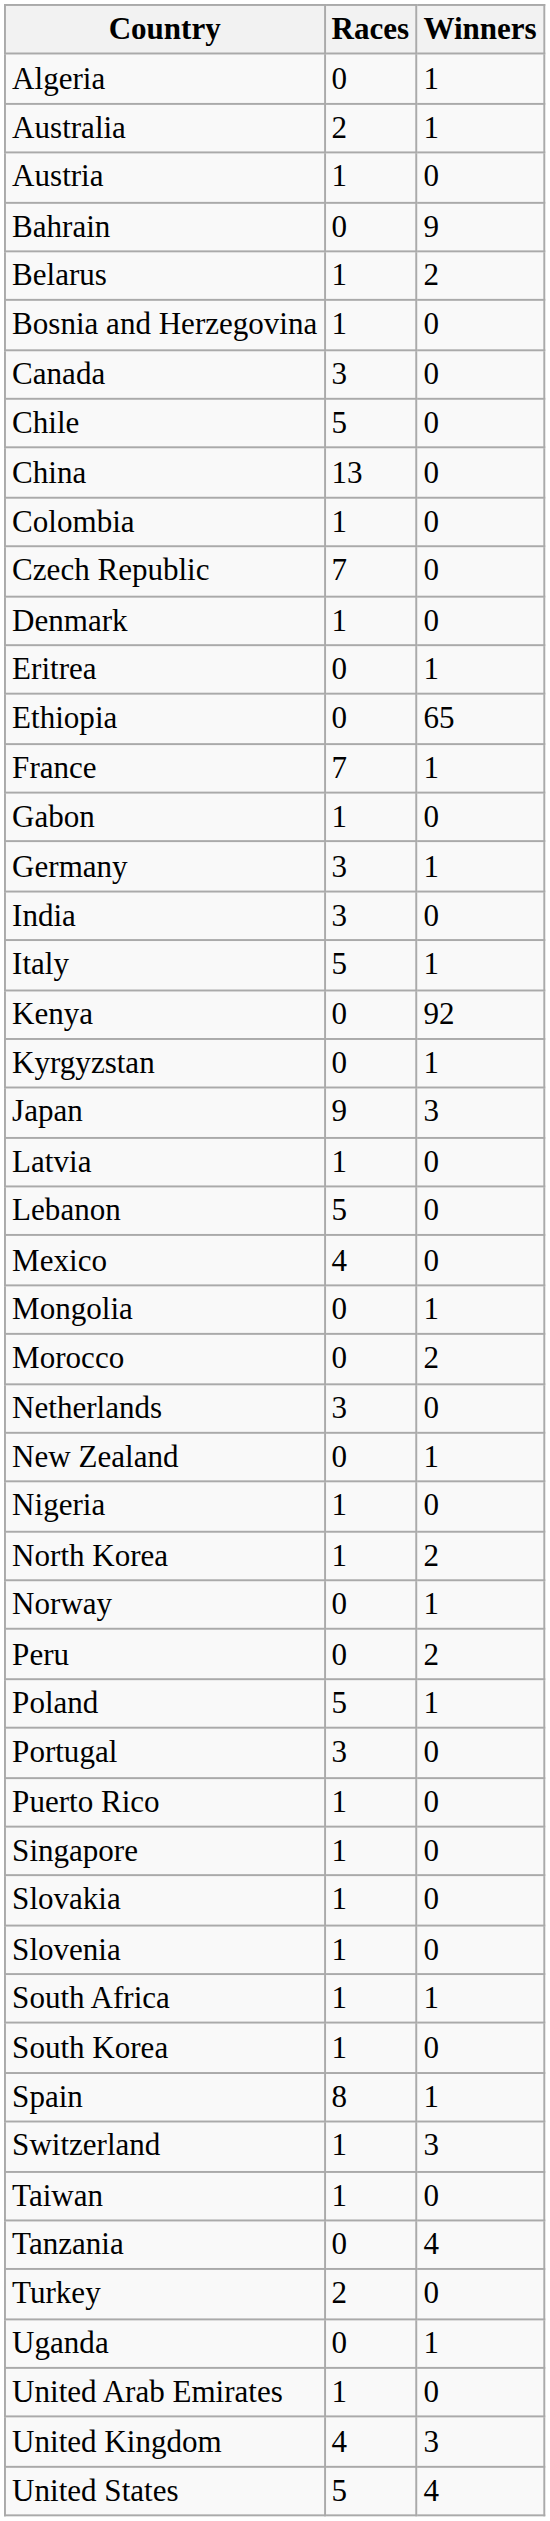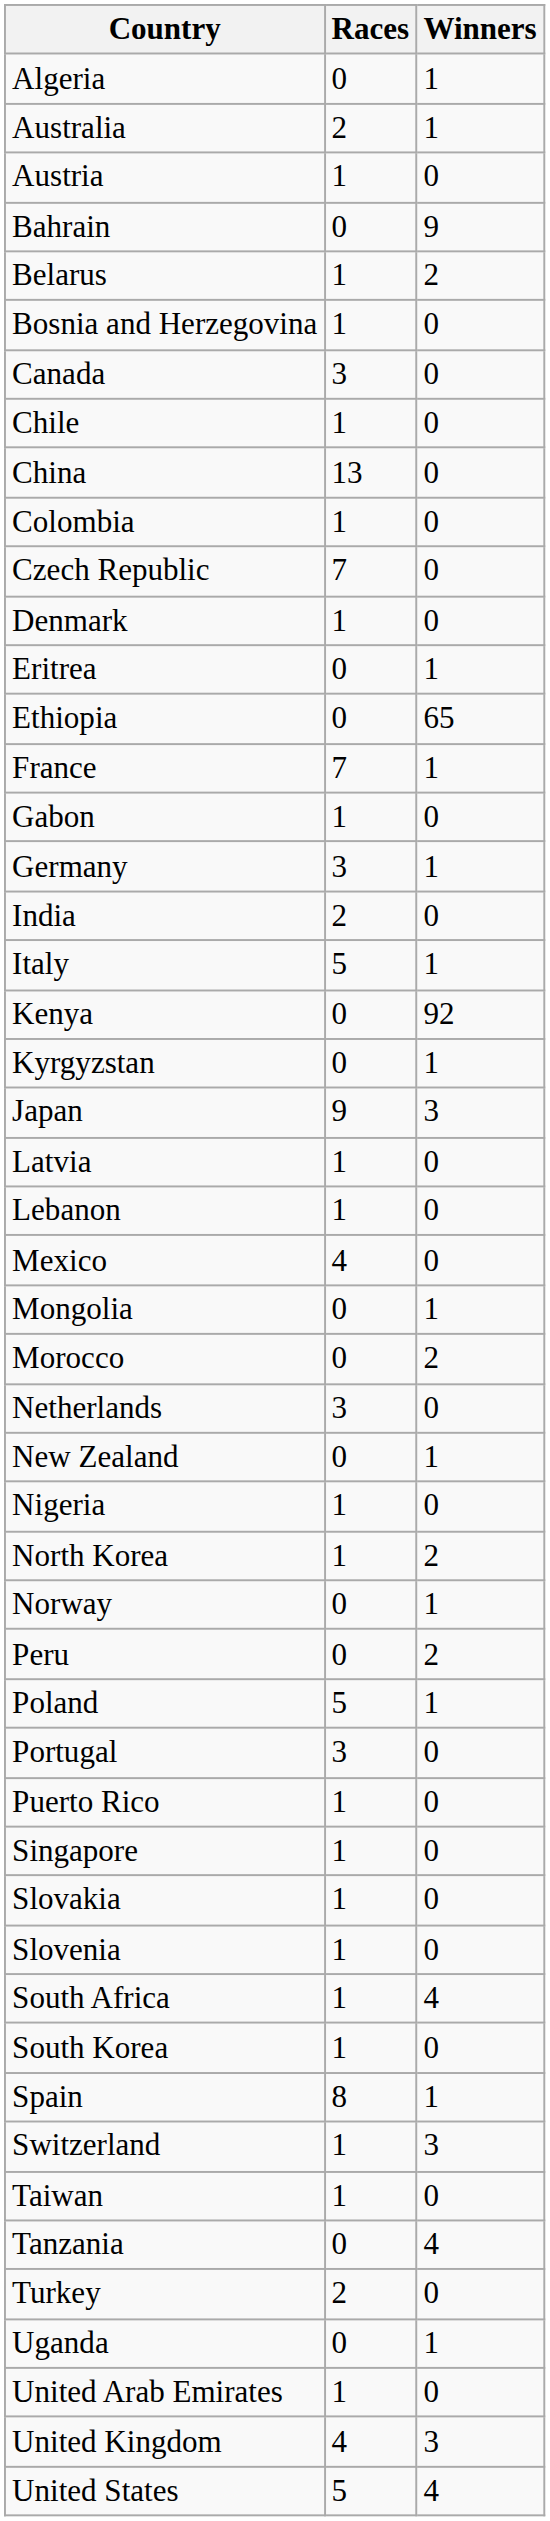(339, 422) 5 -> (339, 422) 1
(339, 915) 3 -> (339, 915) 2
(339, 1210) 5 -> (339, 1210) 1
(431, 1998) 1 -> (431, 1998) 4
